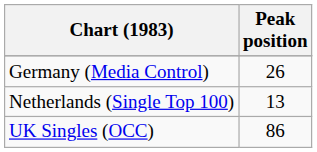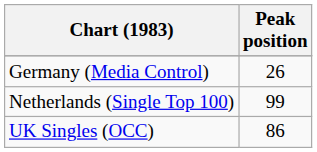(275, 101) 13 -> (275, 101) 99
